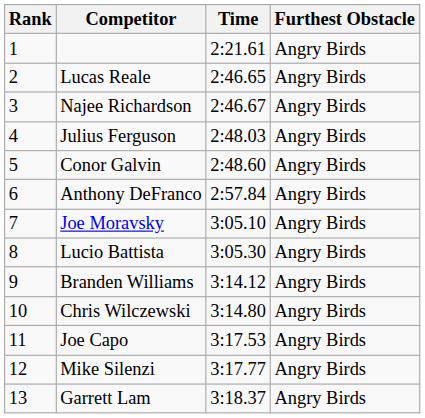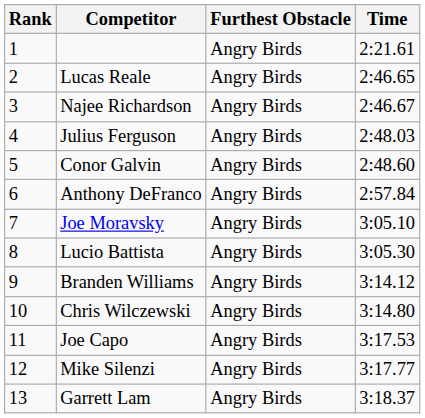columns swapped: (238, 19) <-> (345, 19)
